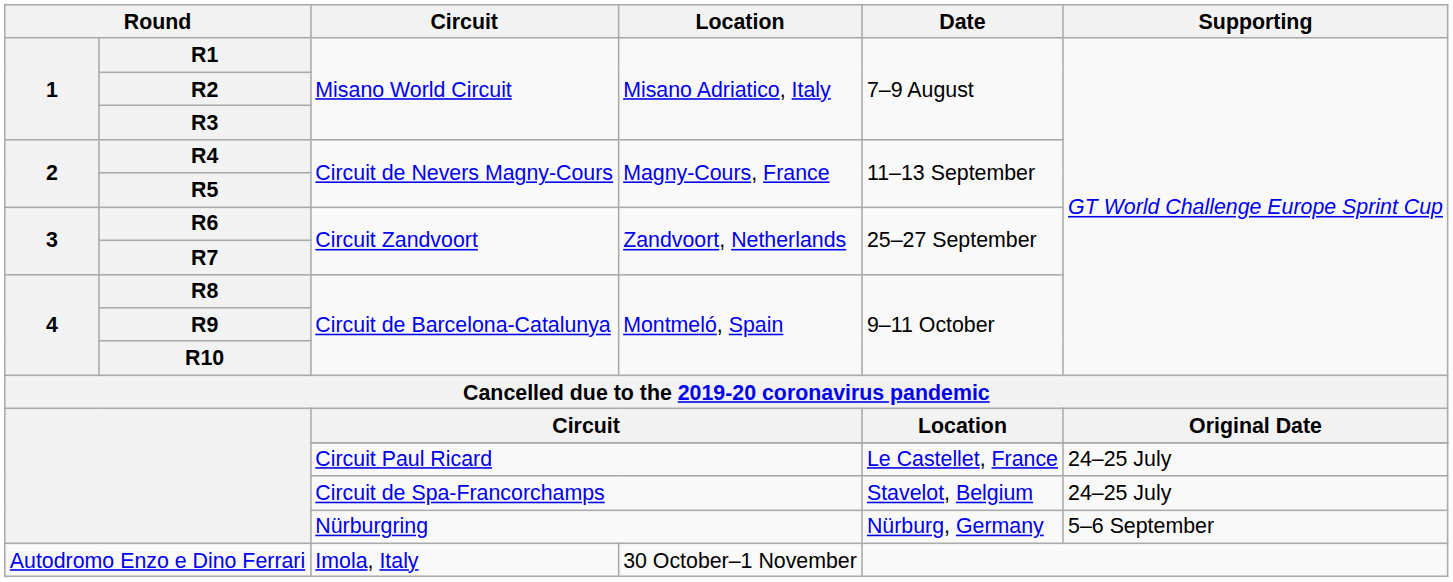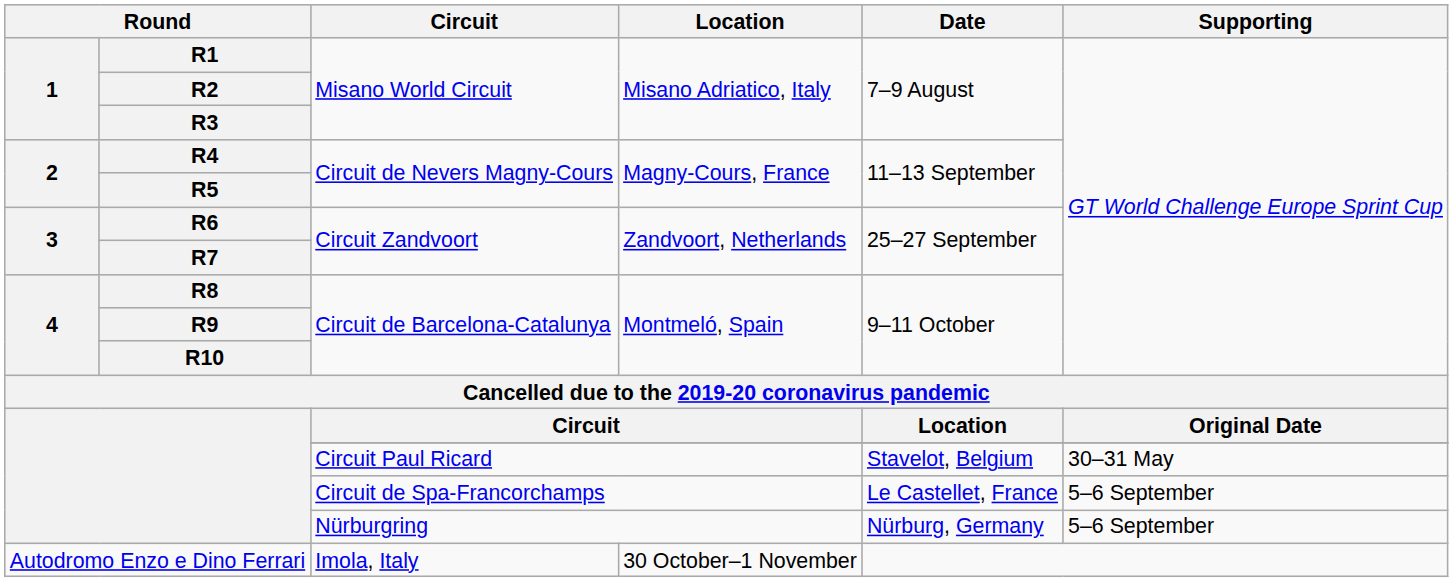(962, 459) Le Castellet, France -> (950, 459) Stavelot, Belgium
(1120, 459) 24–25 July -> (1121, 459) 30–31 May
(950, 492) Stavelot, Belgium -> (962, 492) Le Castellet, France
(1120, 492) 24–25 July -> (1141, 492) 5–6 September
